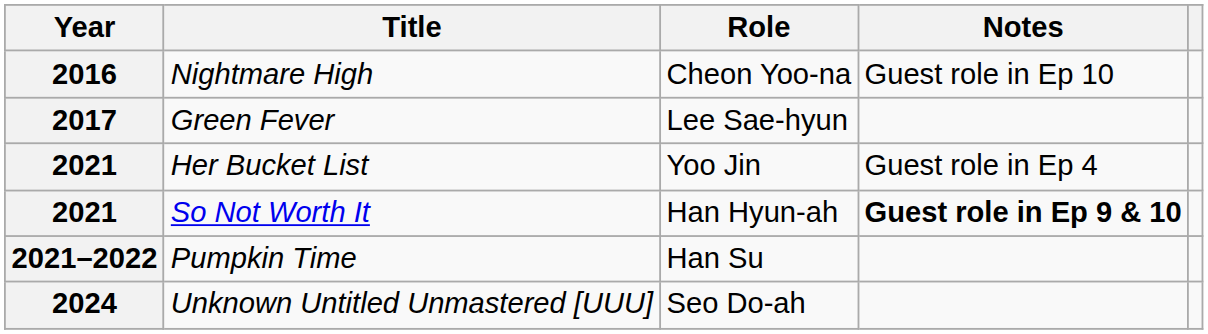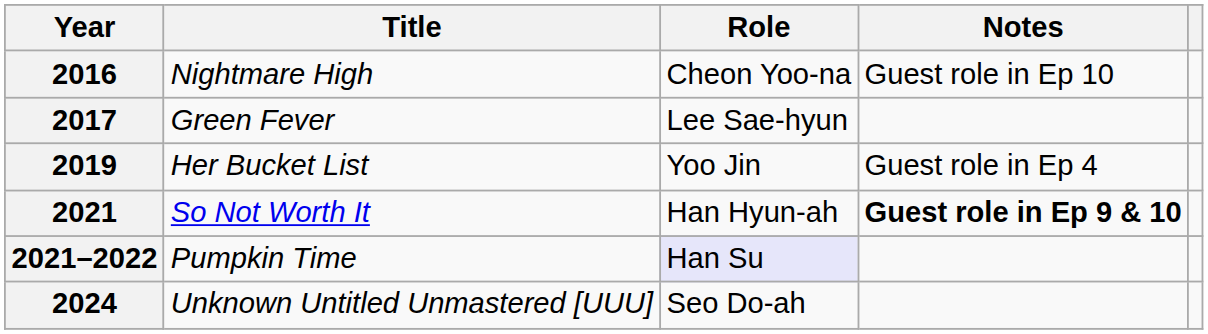(85, 166) 2021 -> (85, 166) 2019
(715, 258) no background -> (715, 258) lavender background
